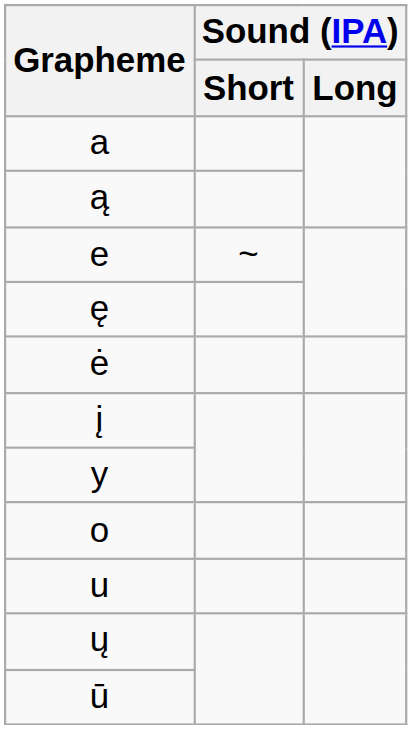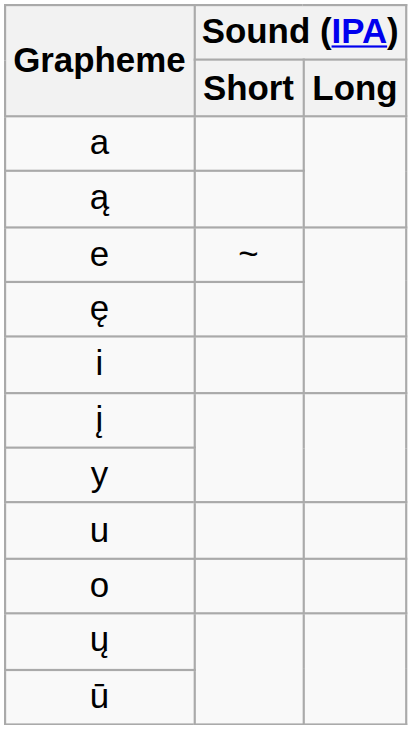- row: (99, 364)
+ row: (99, 364)
rows swapped: (99, 530) <-> (99, 585)
